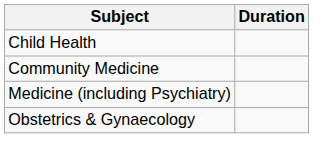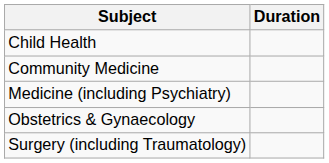+ row: (127, 145)
